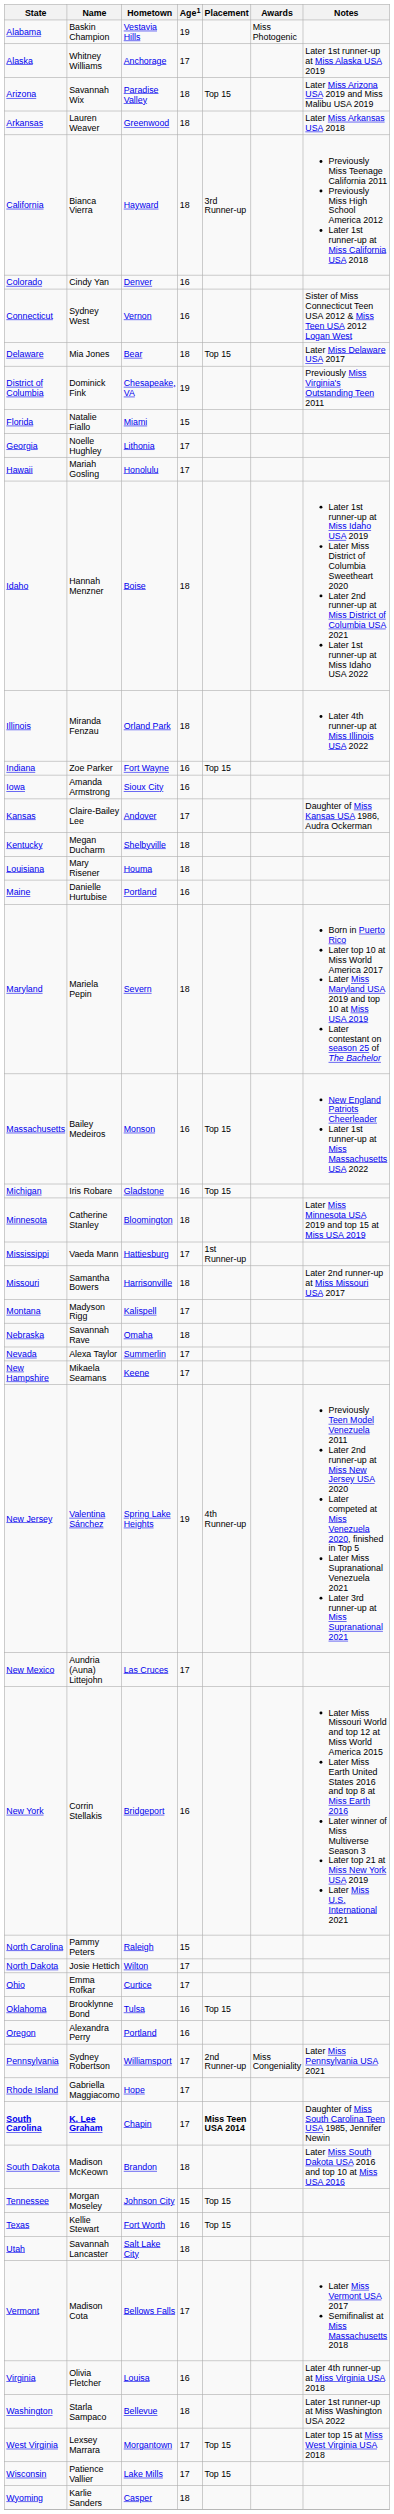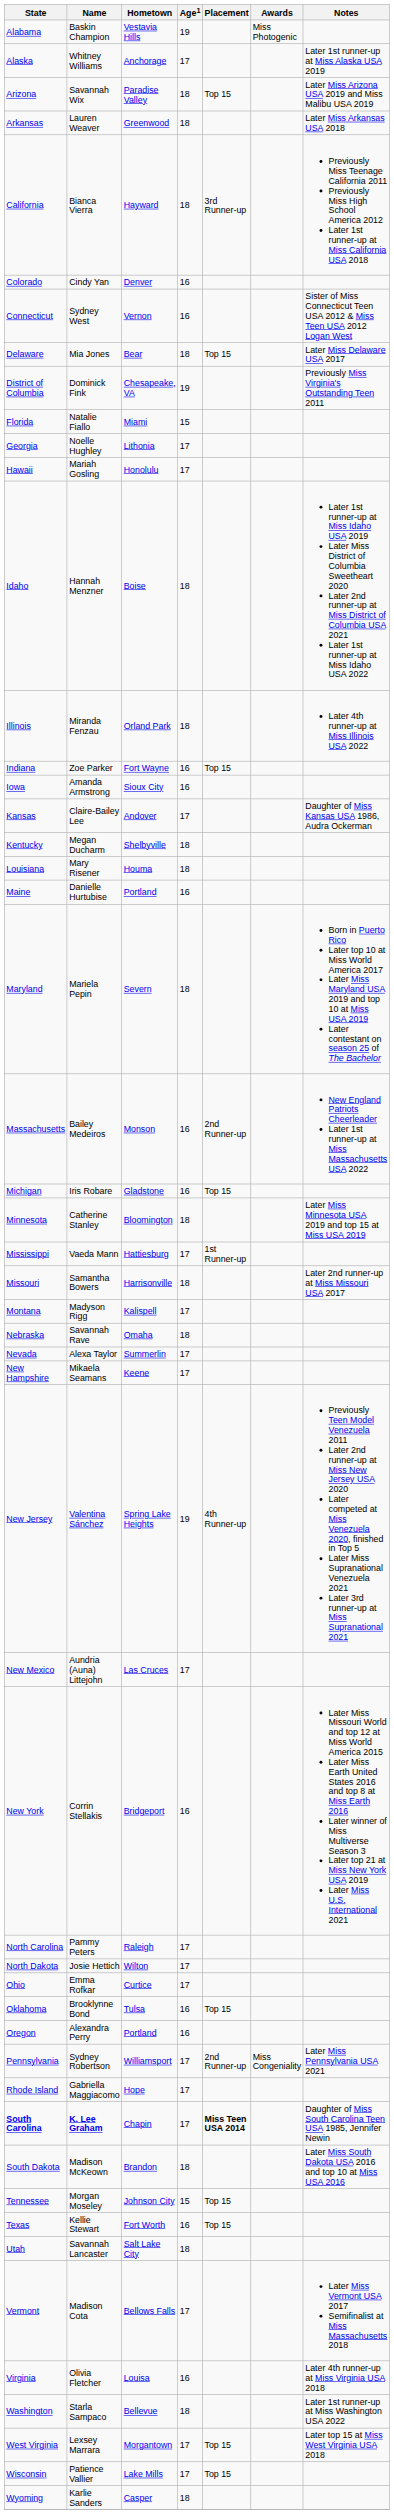(218, 1129) Top 15 -> (225, 1129) 2nd Runner-up
(185, 1947) 15 -> (185, 1947) 17
